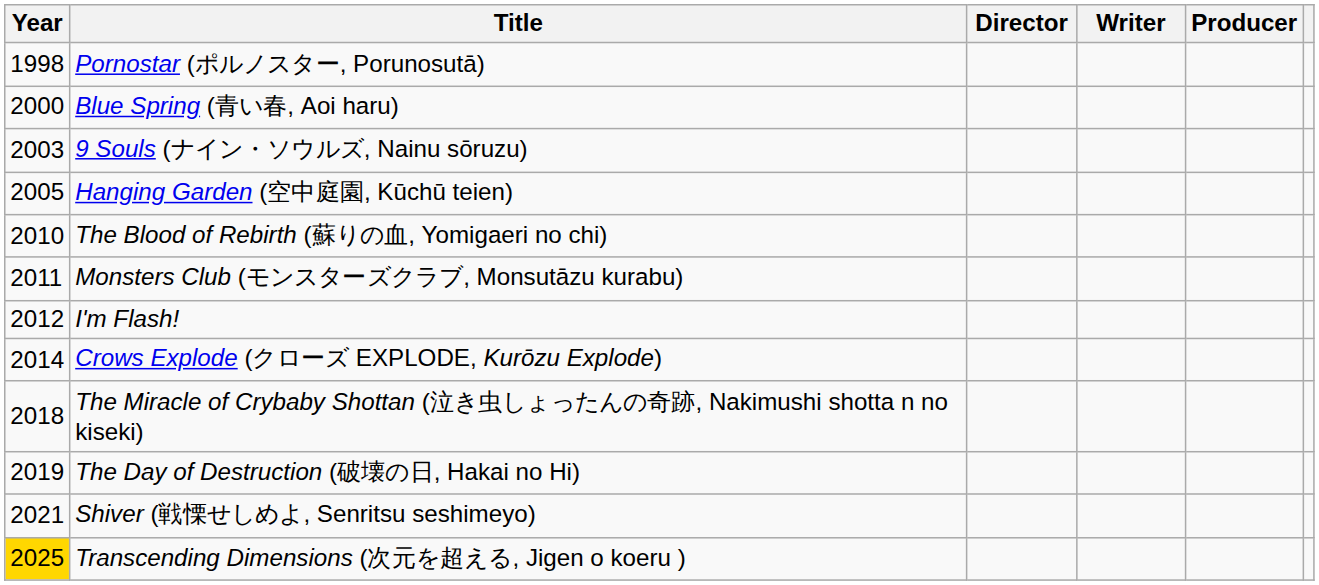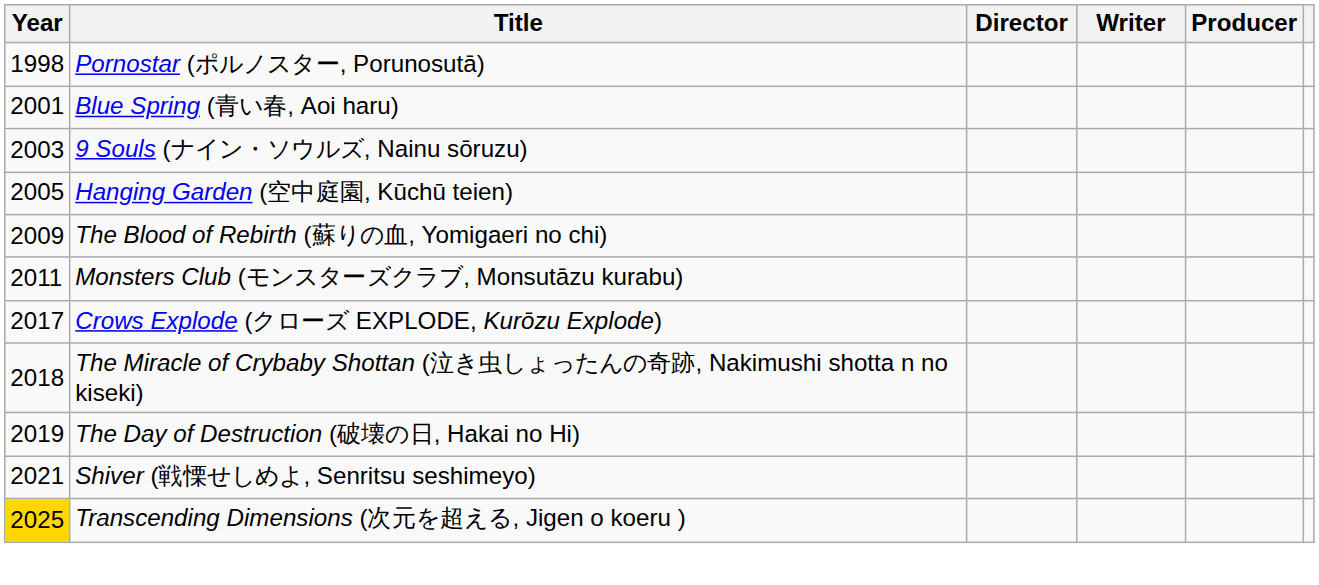(37, 107) 2000 -> (37, 107) 2001
(37, 235) 2010 -> (37, 235) 2009
- row: (127, 319)
(37, 359) 2014 -> (37, 321) 2017
